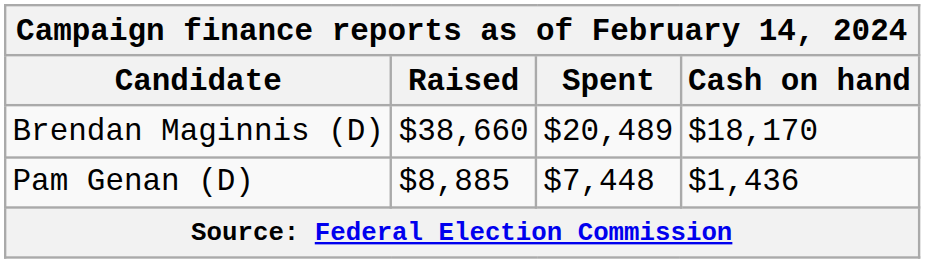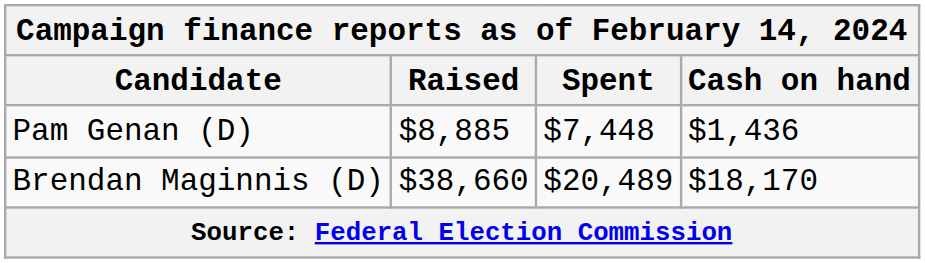rows swapped: (133, 182) <-> (198, 131)
